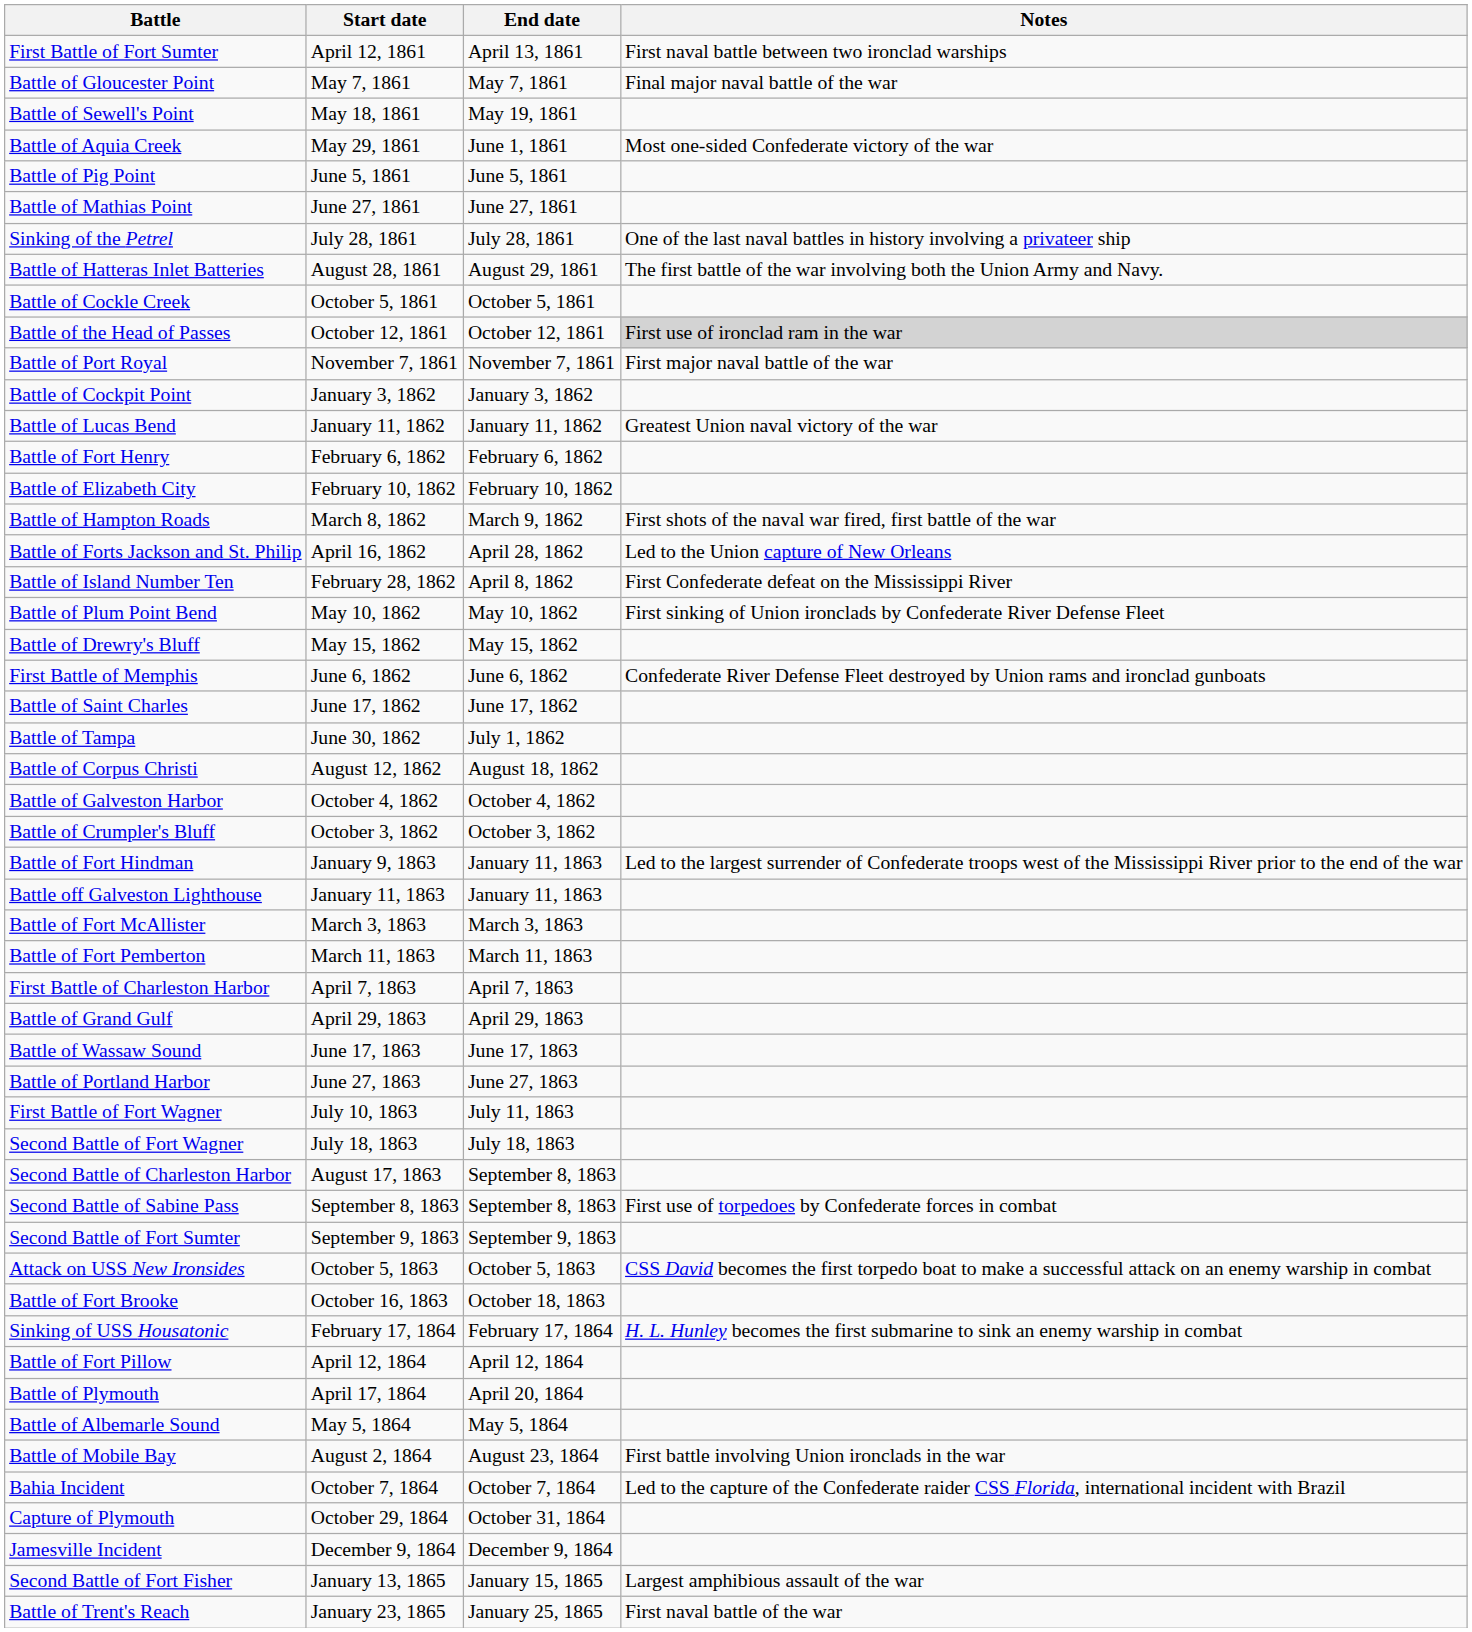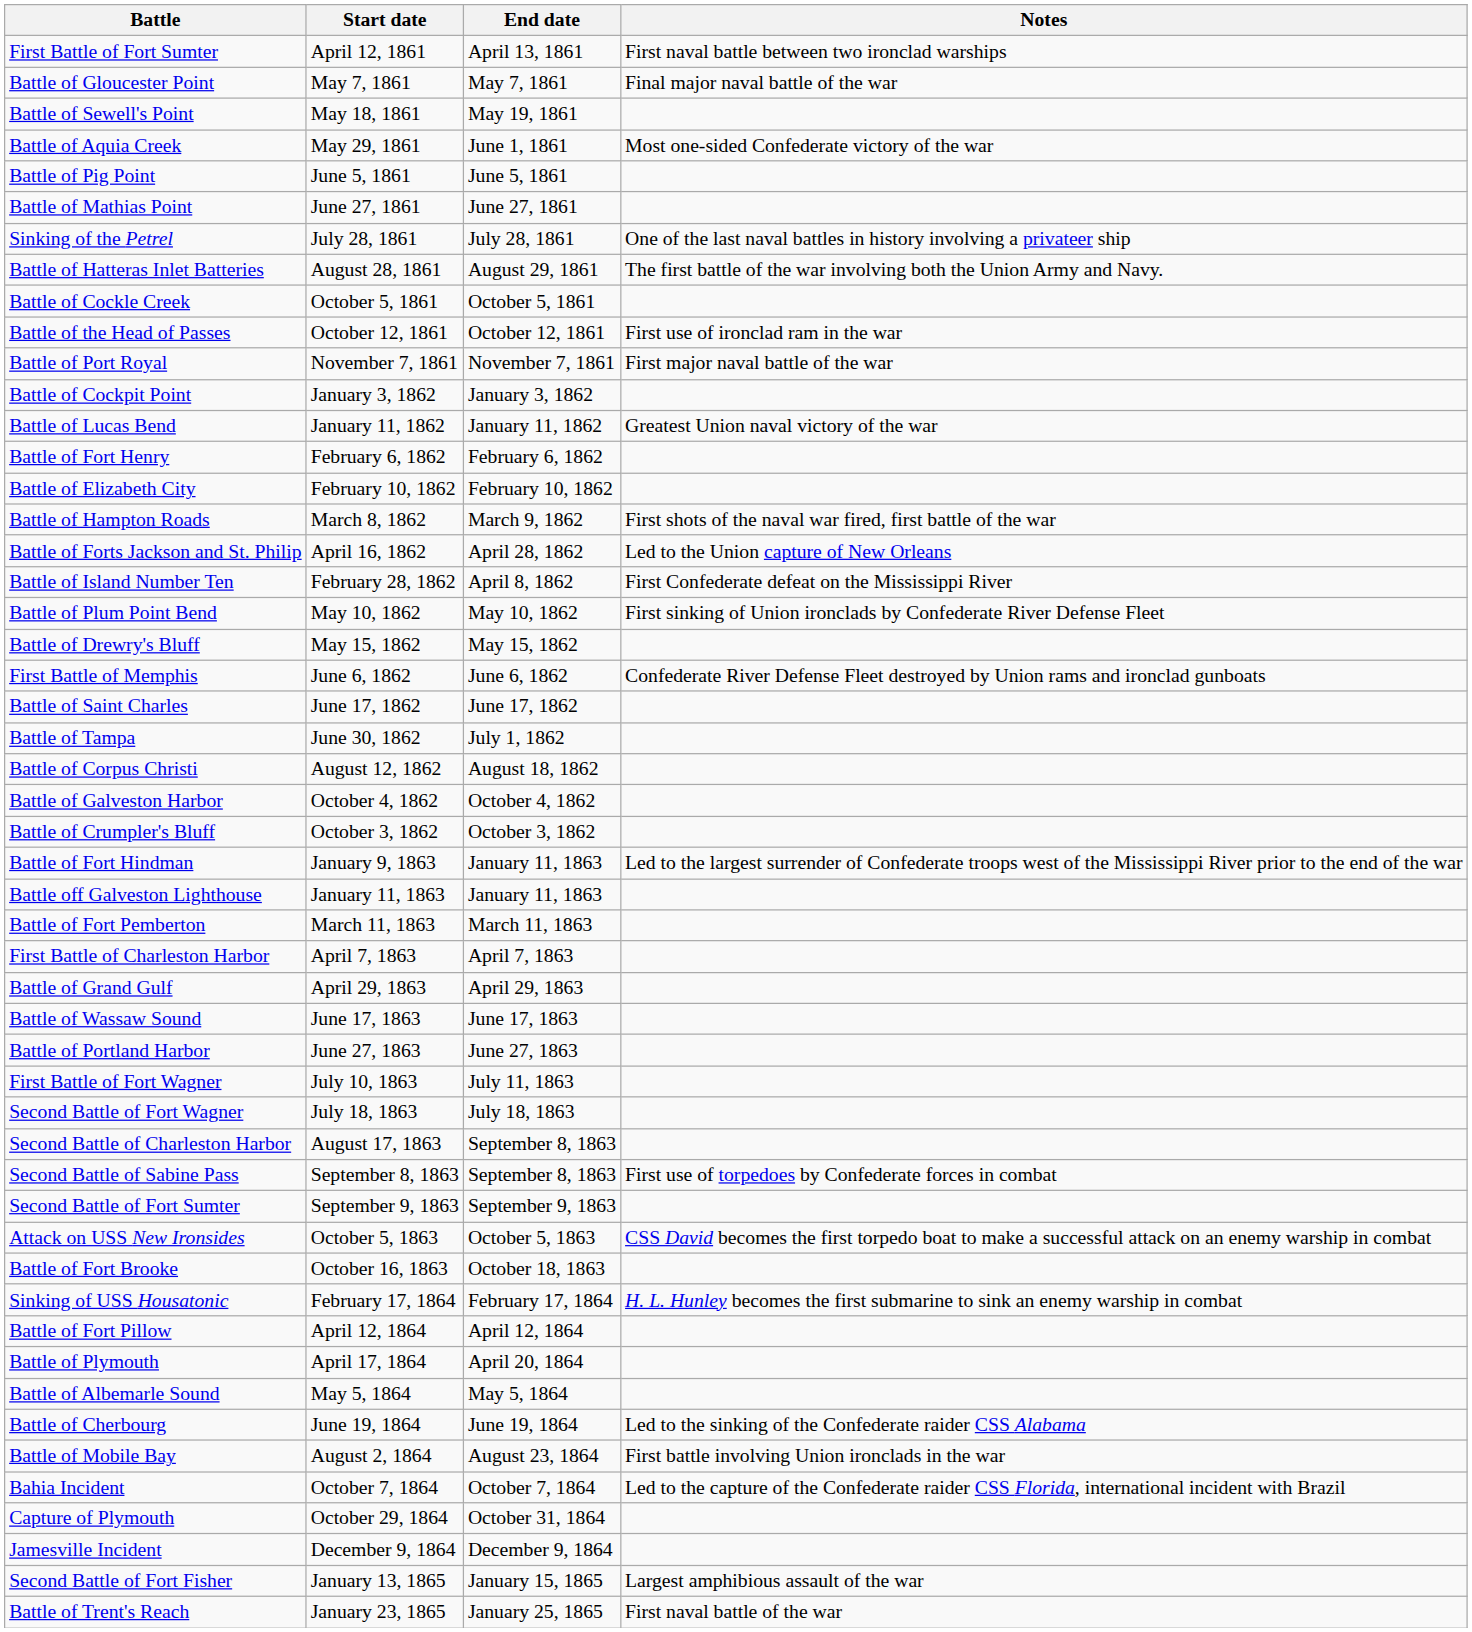(764, 332) lightgrey background -> (764, 332) no background
- row: (107, 925)
+ row: (88, 1424)
